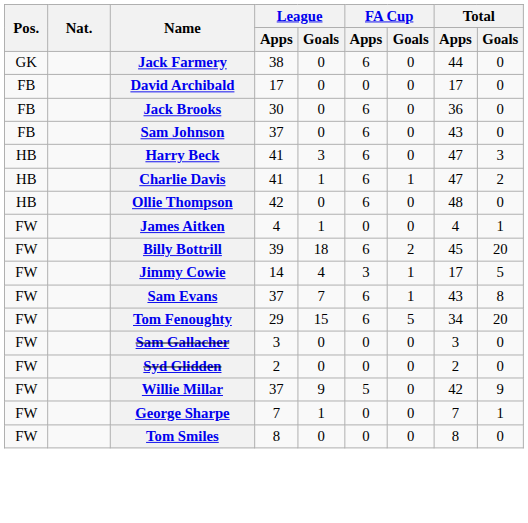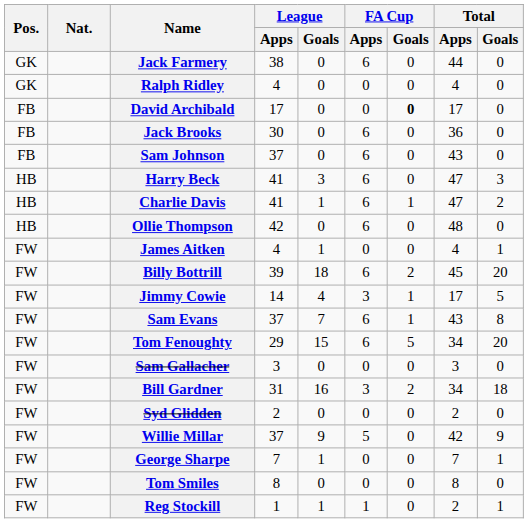+ row: (182, 86)
(411, 86) normal -> (411, 109) bold
+ row: (182, 389)
+ row: (182, 506)
